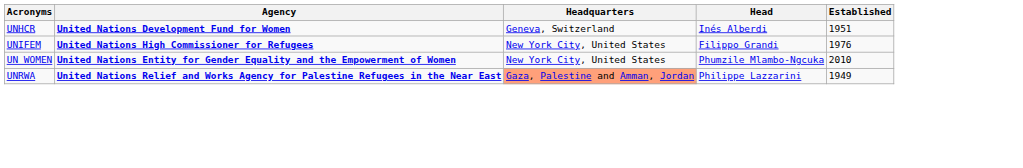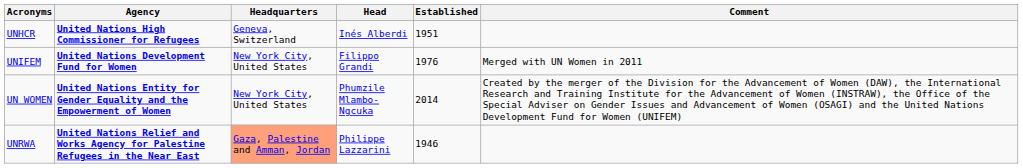+ column: (749, 12)
(174, 28) United Nations Development Fund for Women -> (128, 34) United Nations High Commissioner for Refugees
(185, 44) United Nations High Commissioner for Refugees -> (131, 61) United Nations Development Fund for Women
(840, 60) 2010 -> (427, 100) 2014
(840, 76) 1949 -> (427, 144) 1946
